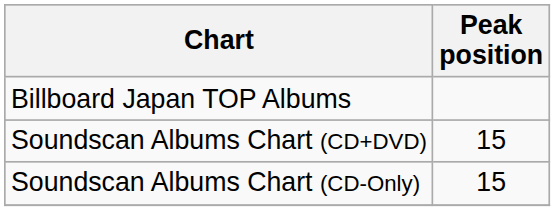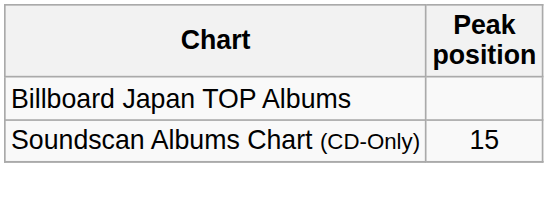- row: (219, 140)
